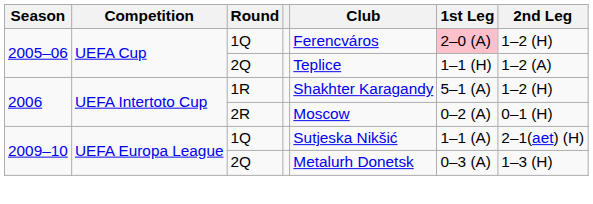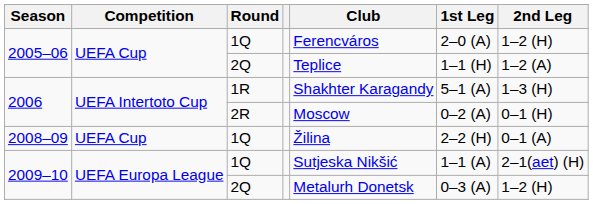(466, 41) pink background -> (466, 41) no background
(527, 89) 1–2 (H) -> (527, 89) 1–3 (H)
+ row: (38, 138)
(527, 162) 1–3 (H) -> (527, 187) 1–2 (H)
